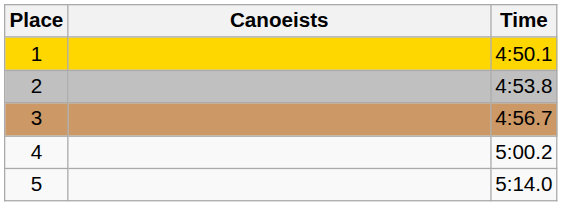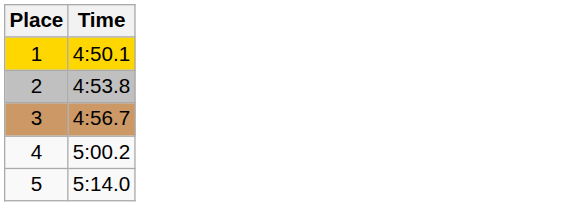- column: (279, 20)
